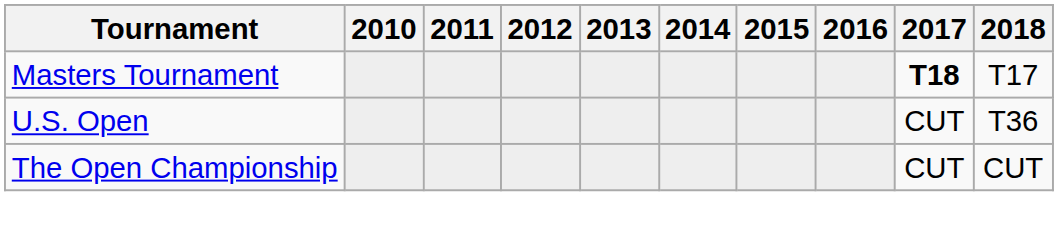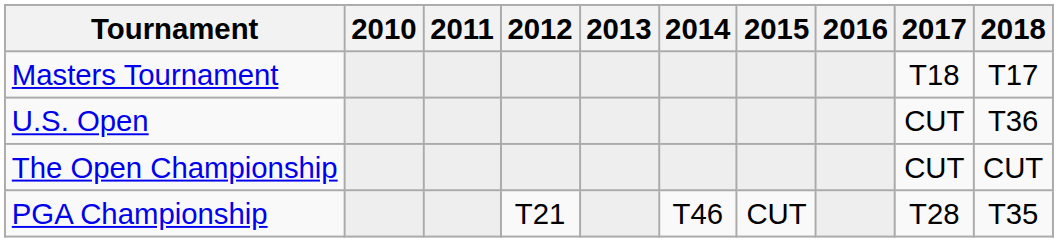(934, 75) bold -> (934, 75) normal
+ row: (140, 214)
